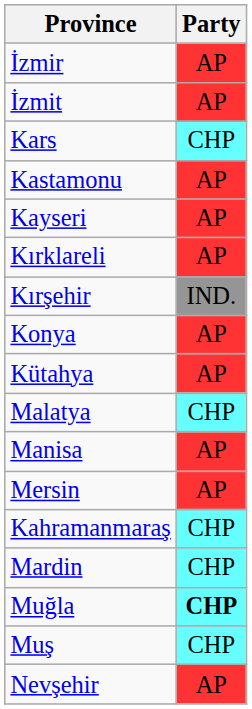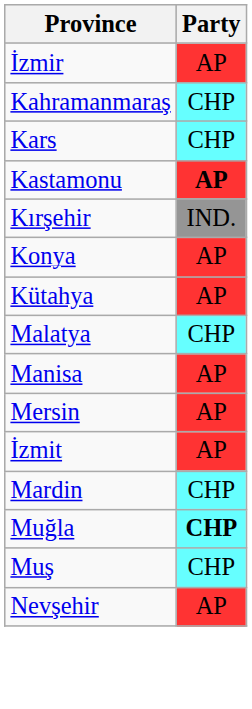rows swapped: (36, 101) <-> (91, 528)
(211, 179) normal -> (211, 179) bold
- row: (48, 218)
- row: (58, 256)
